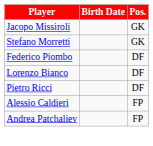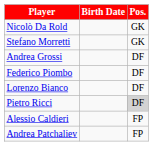- row: (38, 27)
+ row: (37, 27)
+ row: (34, 57)
(138, 88) no background -> (138, 103) lightgrey background
